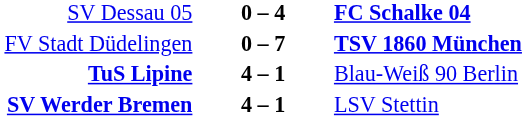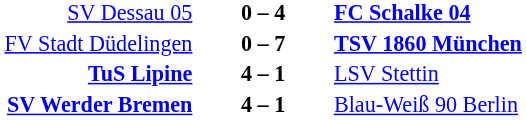(426, 74) Blau-Weiß 90 Berlin -> (386, 74) LSV Stettin
(386, 104) LSV Stettin -> (426, 104) Blau-Weiß 90 Berlin
